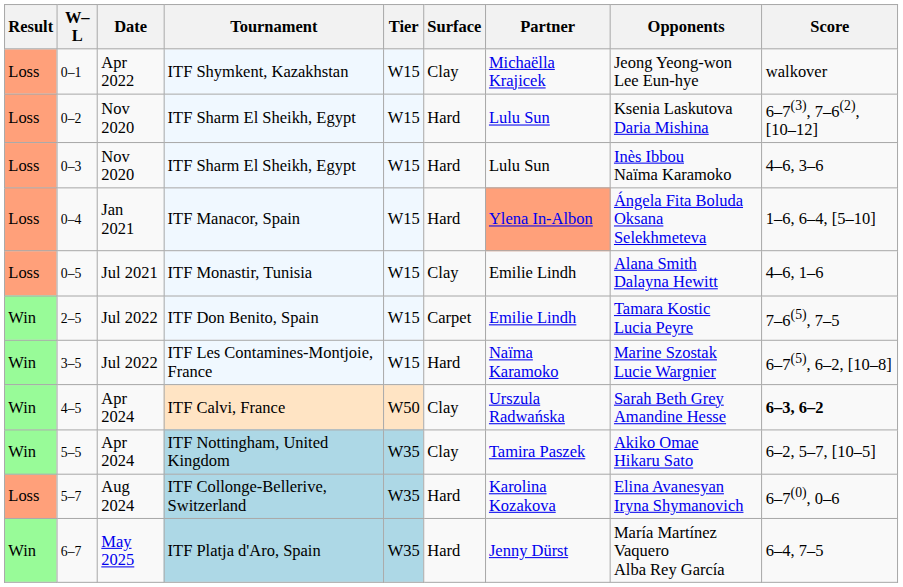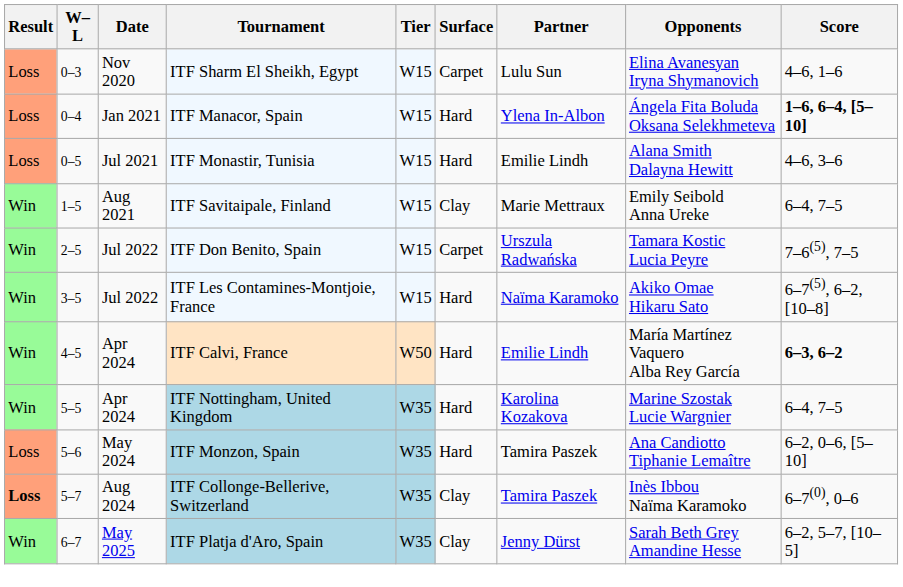- row: (71, 72)
- row: (71, 119)
(444, 165) Hard -> (461, 71) Carpet
(673, 165) Inès Ibbou Naïma Karamoko -> (694, 71) Elina Avanesyan Iryna Shymanovich
(795, 165) 4–6, 3–6 -> (814, 71) 4–6, 1–6
(541, 219) lightsalmon background -> (553, 116) no background
(821, 219) normal -> (829, 116) bold
(443, 273) Clay -> (456, 160) Hard
(795, 273) 4–6, 1–6 -> (814, 160) 4–6, 3–6
+ row: (71, 206)
(533, 317) Emilie Lindh -> (539, 250) Urszula Radwańska
(665, 362) Marine Szostak Lucie Wargnier -> (671, 297) Akiko Omae Hikaru Sato
(443, 407) Clay -> (456, 353) Hard
(527, 407) Urszula Radwańska -> (545, 353) Emilie Lindh
(670, 407) Sarah Beth Grey Amandine Hesse -> (684, 353) María Martínez Vaquero Alba Rey García
(443, 451) Clay -> (456, 407) Hard
(537, 451) Tamira Paszek -> (534, 407) Karolina Kozakova
(656, 451) Akiko Omae Hikaru Sato -> (680, 407) Marine Szostak Lucie Wargnier
(821, 451) 6–2, 5–7, [10–5] -> (814, 407) 6–4, 7–5
+ row: (71, 452)
(24, 496) normal -> (24, 496) bold
(444, 496) Hard -> (455, 496) Clay
(522, 496) Karolina Kozakova -> (549, 496) Tamira Paszek
(679, 496) Elina Avanesyan Iryna Shymanovich -> (688, 496) Inès Ibbou Naïma Karamoko
(444, 550) Hard -> (455, 541) Clay
(669, 550) María Martínez Vaquero Alba Rey García -> (685, 541) Sarah Beth Grey Amandine Hesse
(795, 550) 6–4, 7–5 -> (833, 541) 6–2, 5–7, [10–5]
